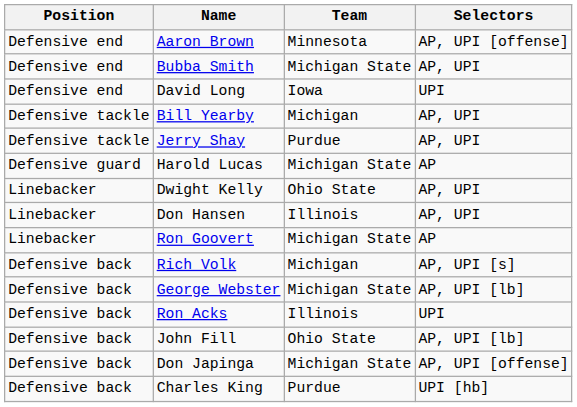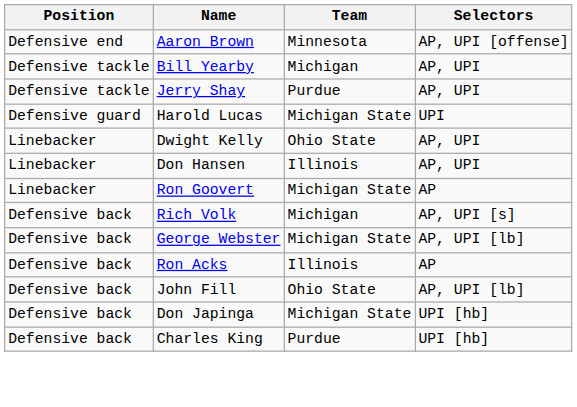- row: (205, 66)
- row: (201, 91)
(427, 165) AP -> (432, 116) UPI
(432, 314) UPI -> (427, 264) AP
(494, 363) AP, UPI [offense] -> (454, 314) UPI [hb]
